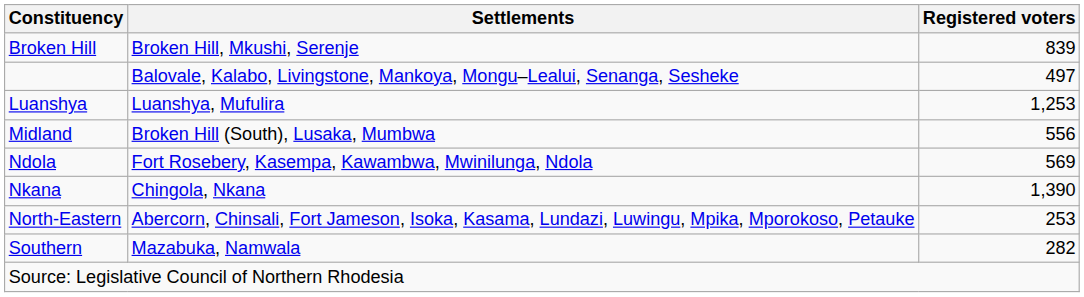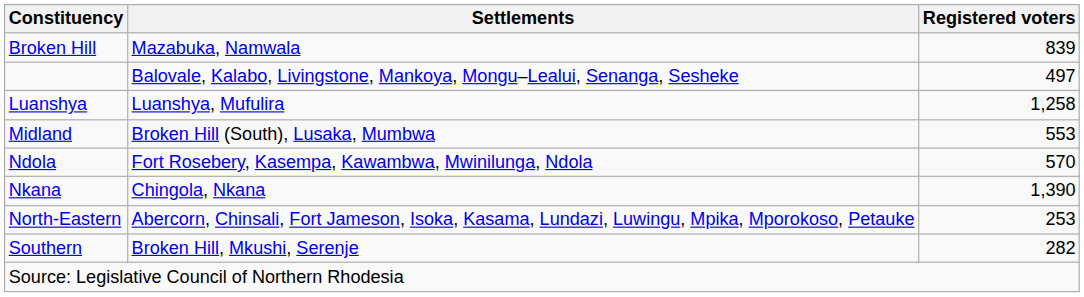(245, 47) Broken Hill, Mkushi, Serenje -> (216, 47) Mazabuka, Namwala
(1053, 104) 1,253 -> (1053, 104) 1,258
(1060, 133) 556 -> (1060, 133) 553
(1060, 162) 569 -> (1060, 162) 570
(216, 248) Mazabuka, Namwala -> (245, 248) Broken Hill, Mkushi, Serenje
